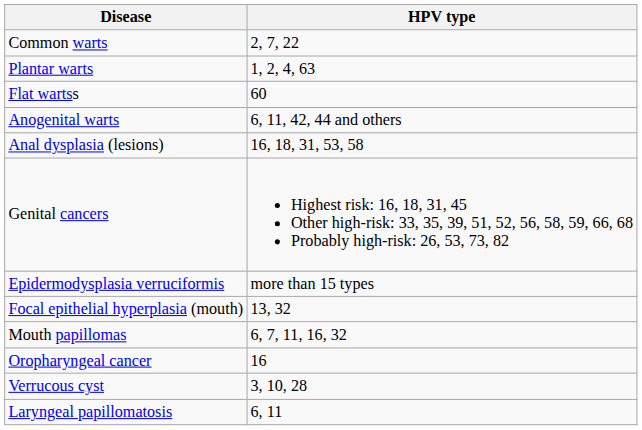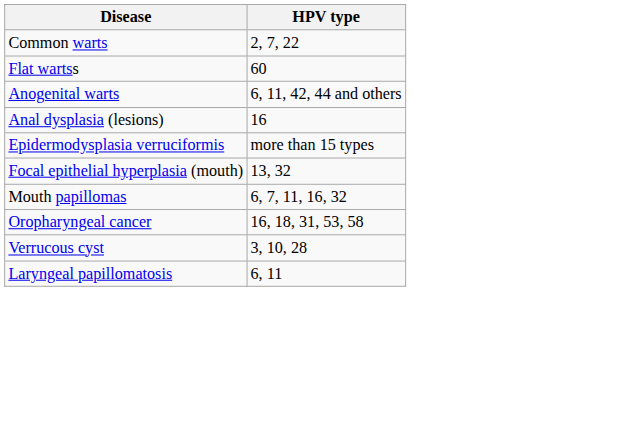- row: (51, 68)
(307, 145) 16, 18, 31, 53, 58 -> (259, 119) 16
- row: (58, 214)
(259, 360) 16 -> (307, 222) 16, 18, 31, 53, 58
